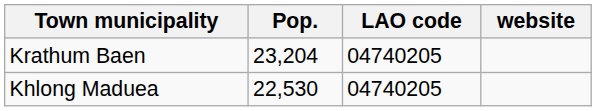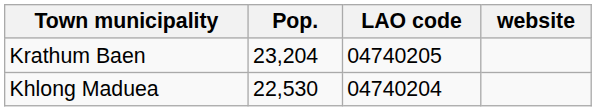(394, 88) 04740205 -> (394, 88) 04740204
